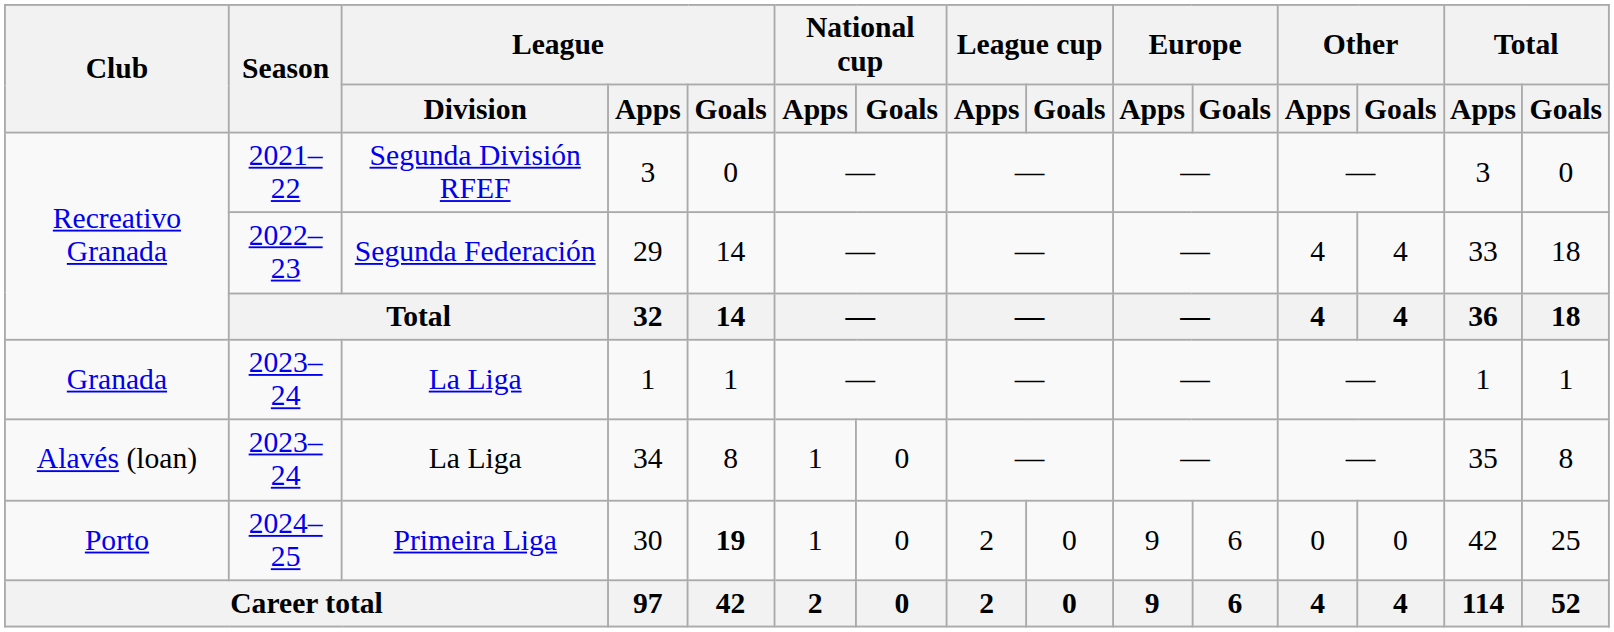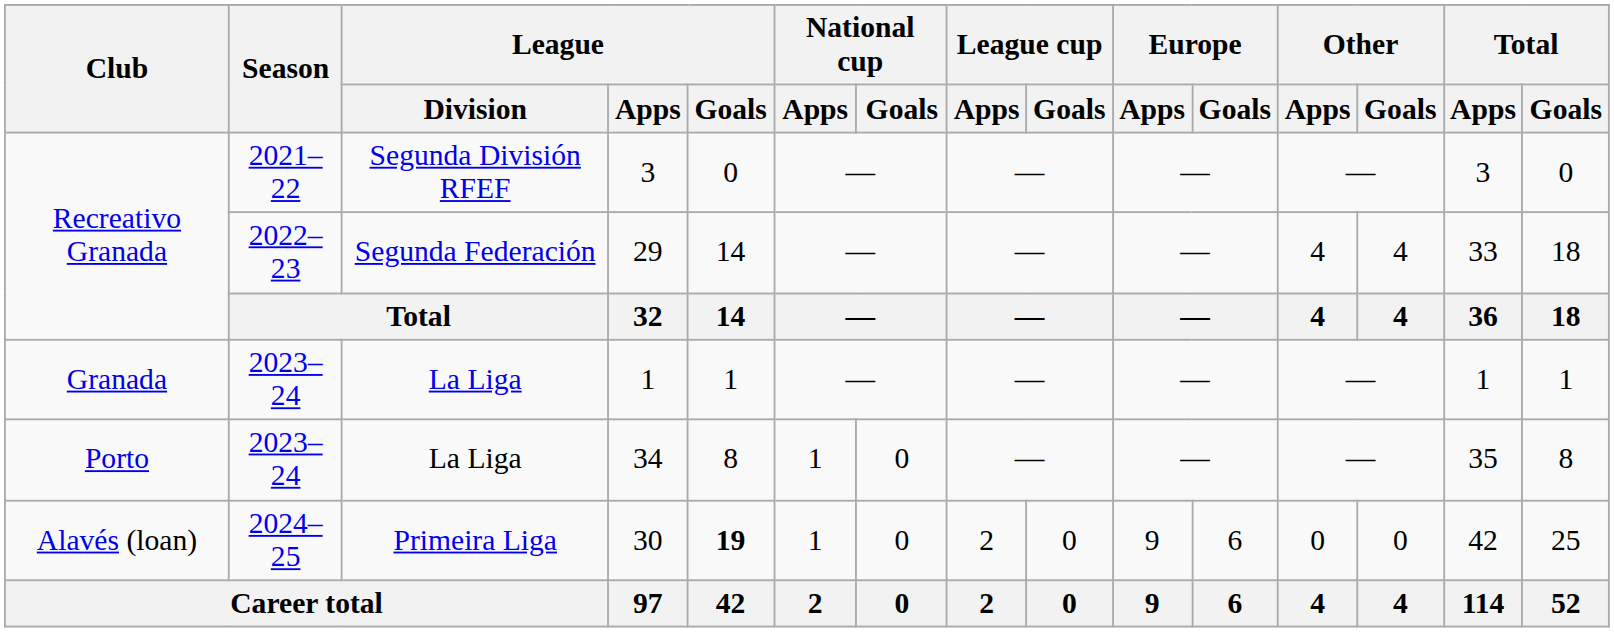(117, 459) Alavés (loan) -> (117, 459) Porto
(117, 539) Porto -> (117, 539) Alavés (loan)
